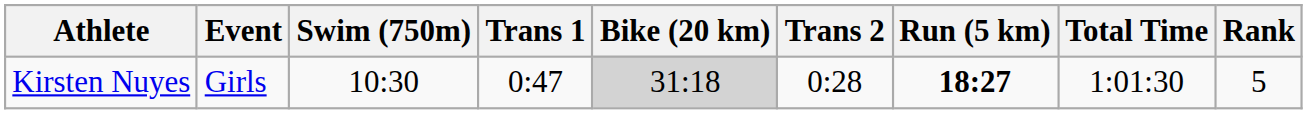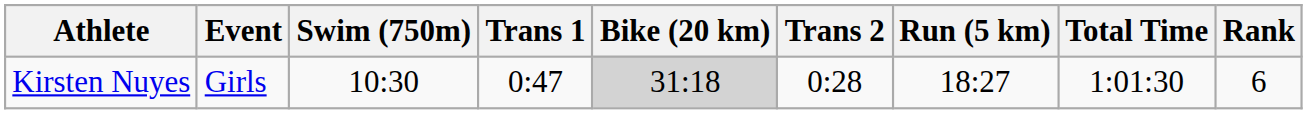(975, 81) bold -> (975, 81) normal
(1259, 81) 5 -> (1259, 81) 6
